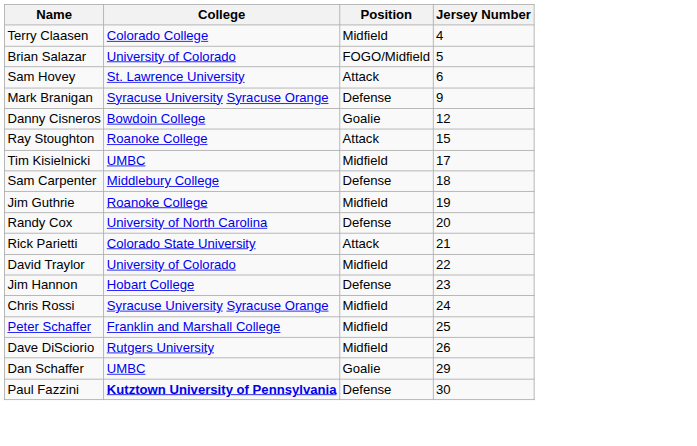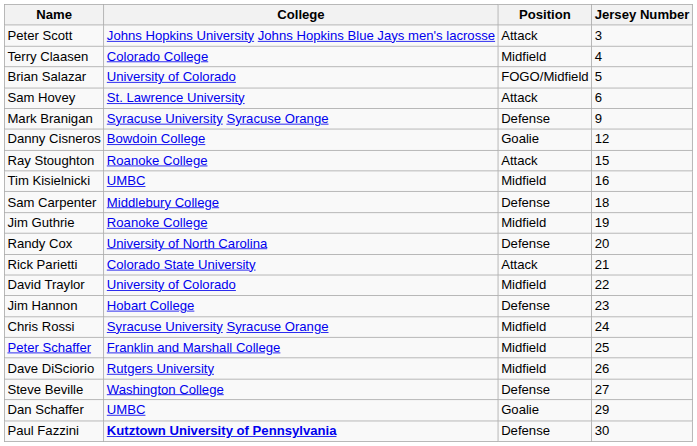+ row: (40, 35)
(443, 160) 17 -> (602, 181) 16
+ row: (45, 389)
